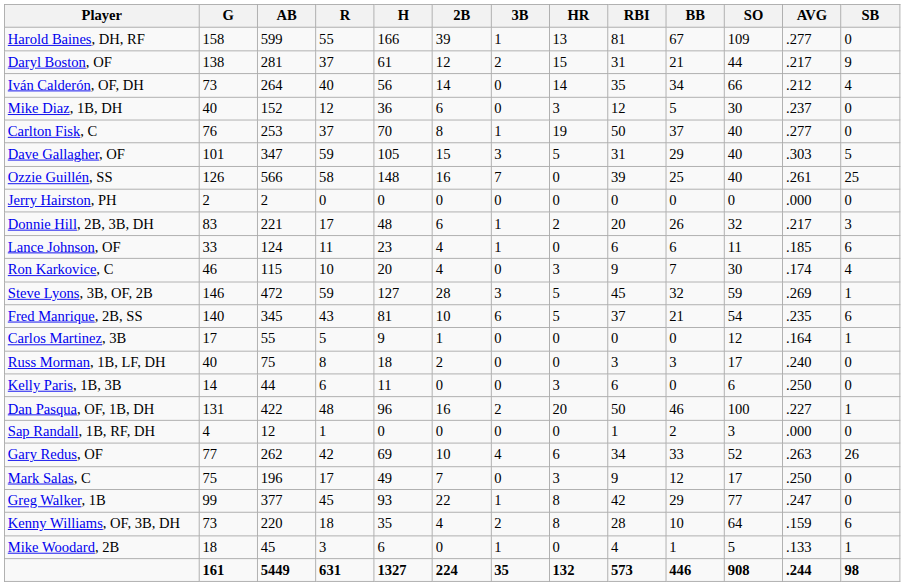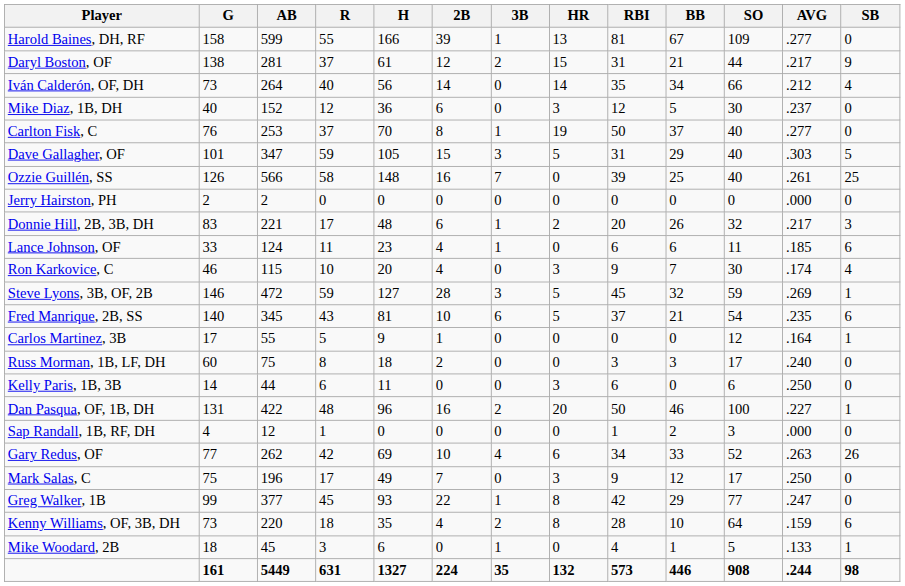(210, 362) 40 -> (210, 362) 60
